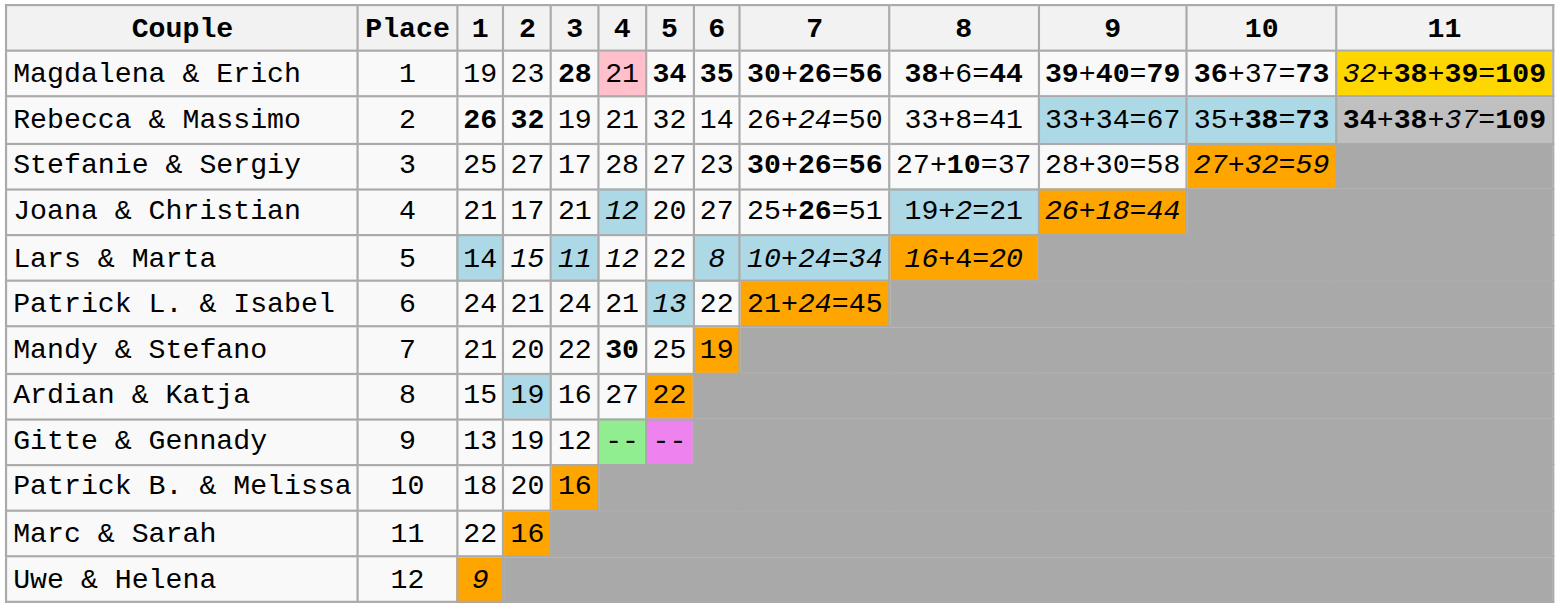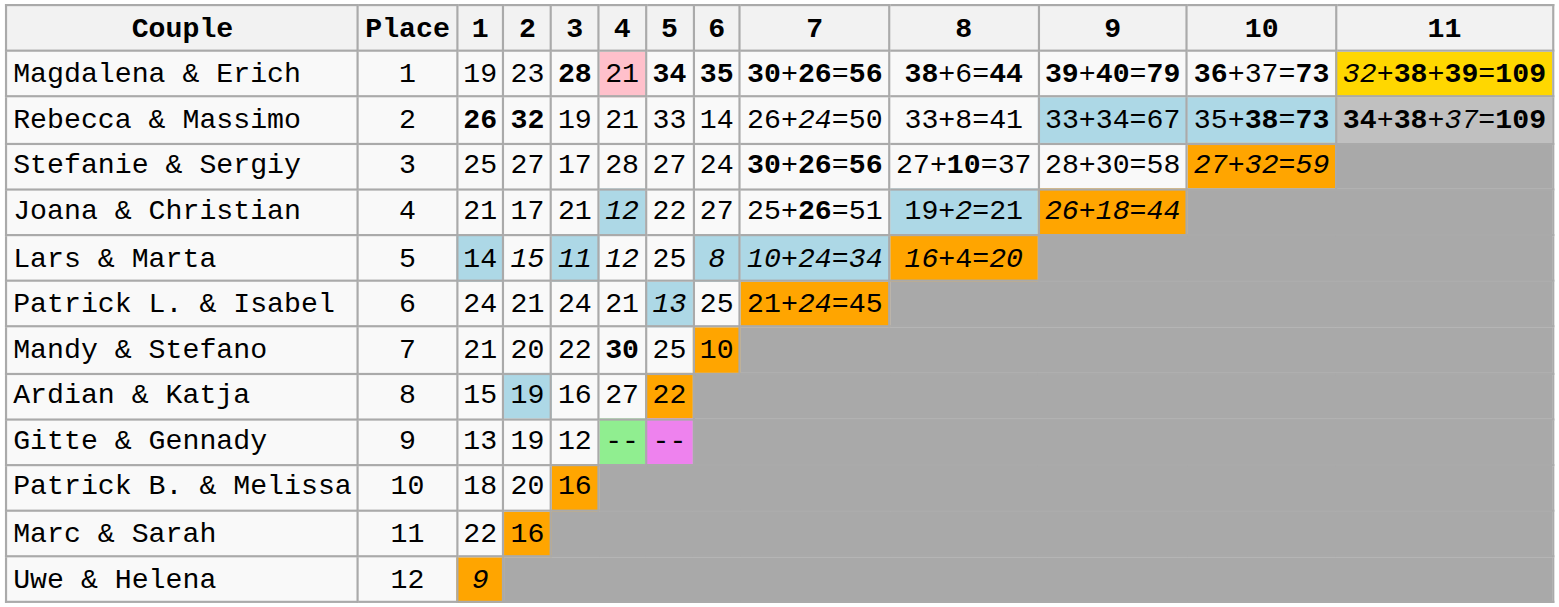(669, 120) 32 -> (669, 120) 33
(717, 166) 23 -> (717, 166) 24
(669, 212) 20 -> (669, 212) 22
(669, 258) 22 -> (669, 258) 25
(717, 304) 22 -> (717, 304) 25
(717, 350) 19 -> (717, 350) 10
